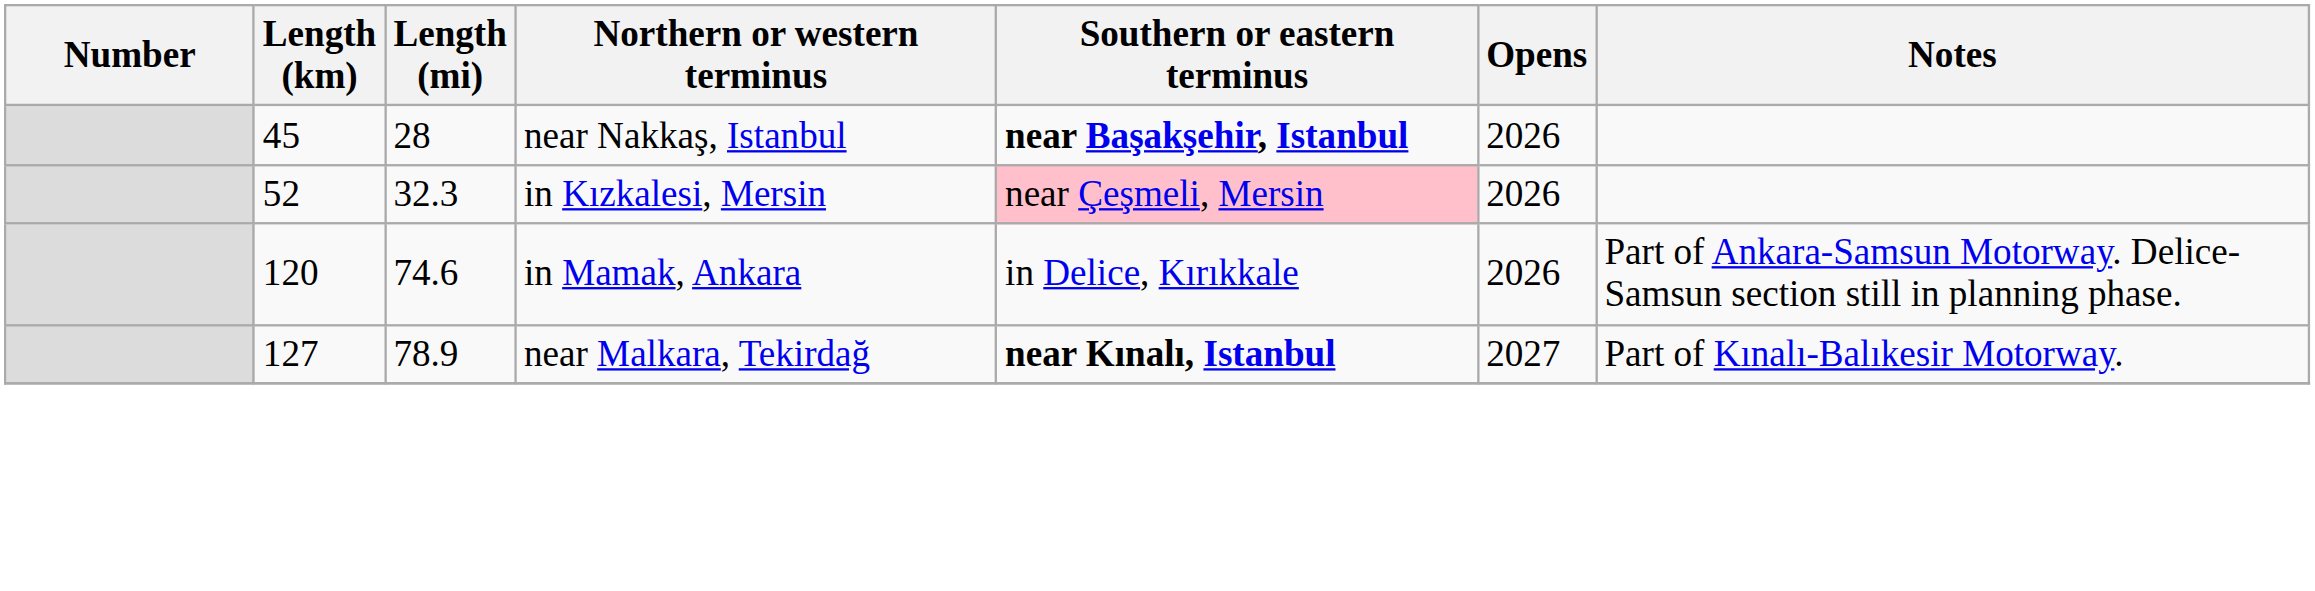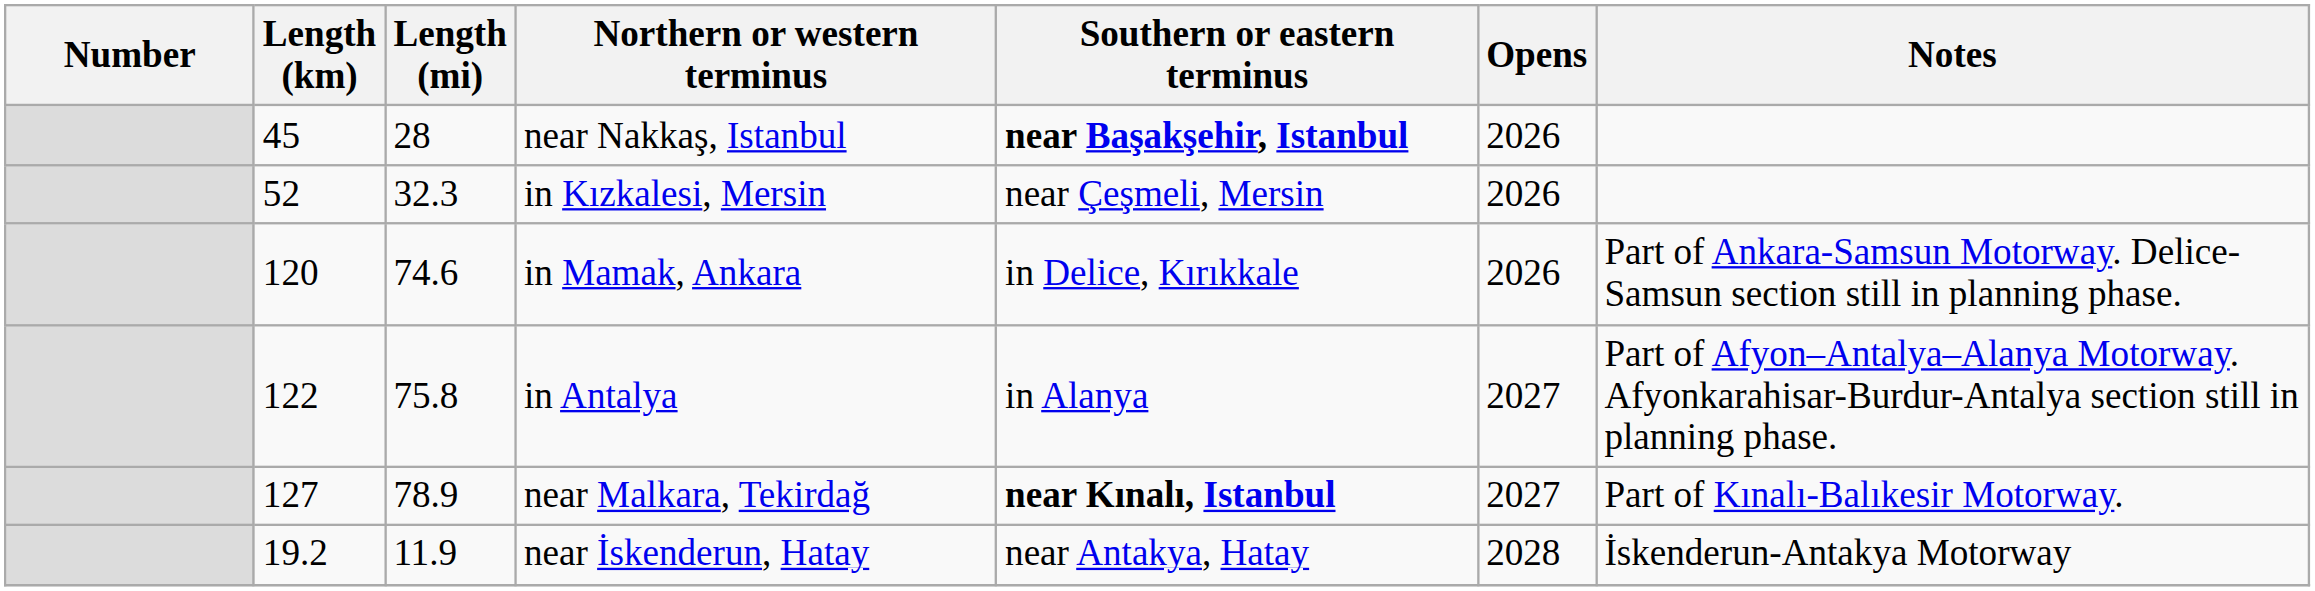(1164, 193) pink background -> (1164, 193) no background
+ row: (601, 394)
+ row: (697, 554)
